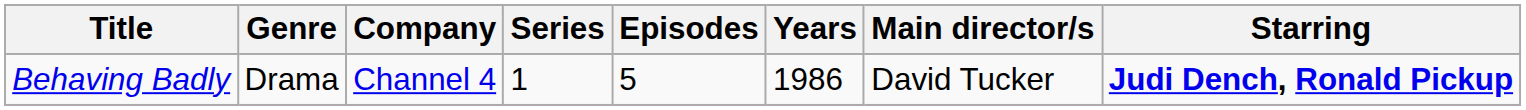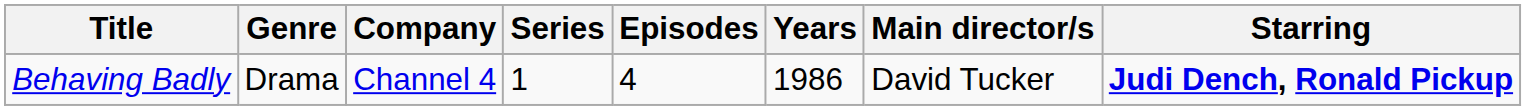(628, 79) 5 -> (628, 79) 4
